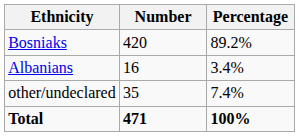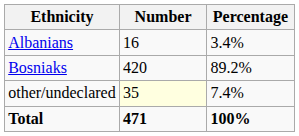rows swapped: (38, 42) <-> (41, 67)
(131, 93) no background -> (131, 93) lightyellow background
